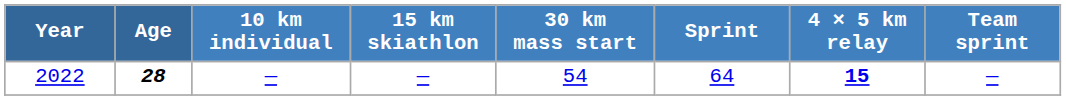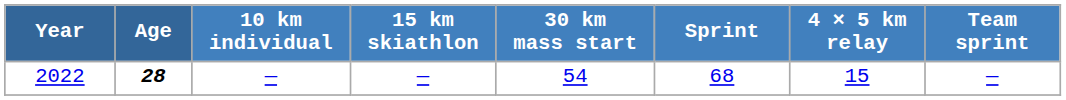(722, 79) 64 -> (722, 79) 68
(857, 79) bold -> (857, 79) normal
